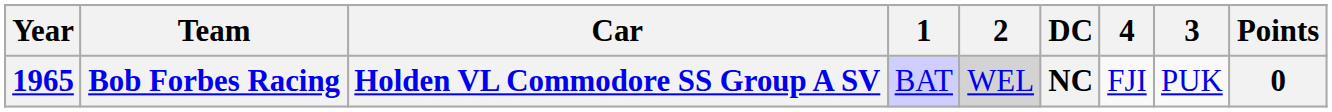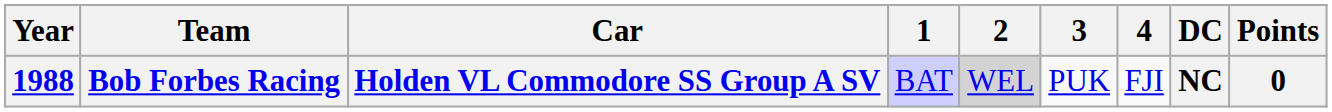columns swapped: (1192, 30) <-> (1071, 30)
(43, 81) 1965 -> (43, 81) 1988
